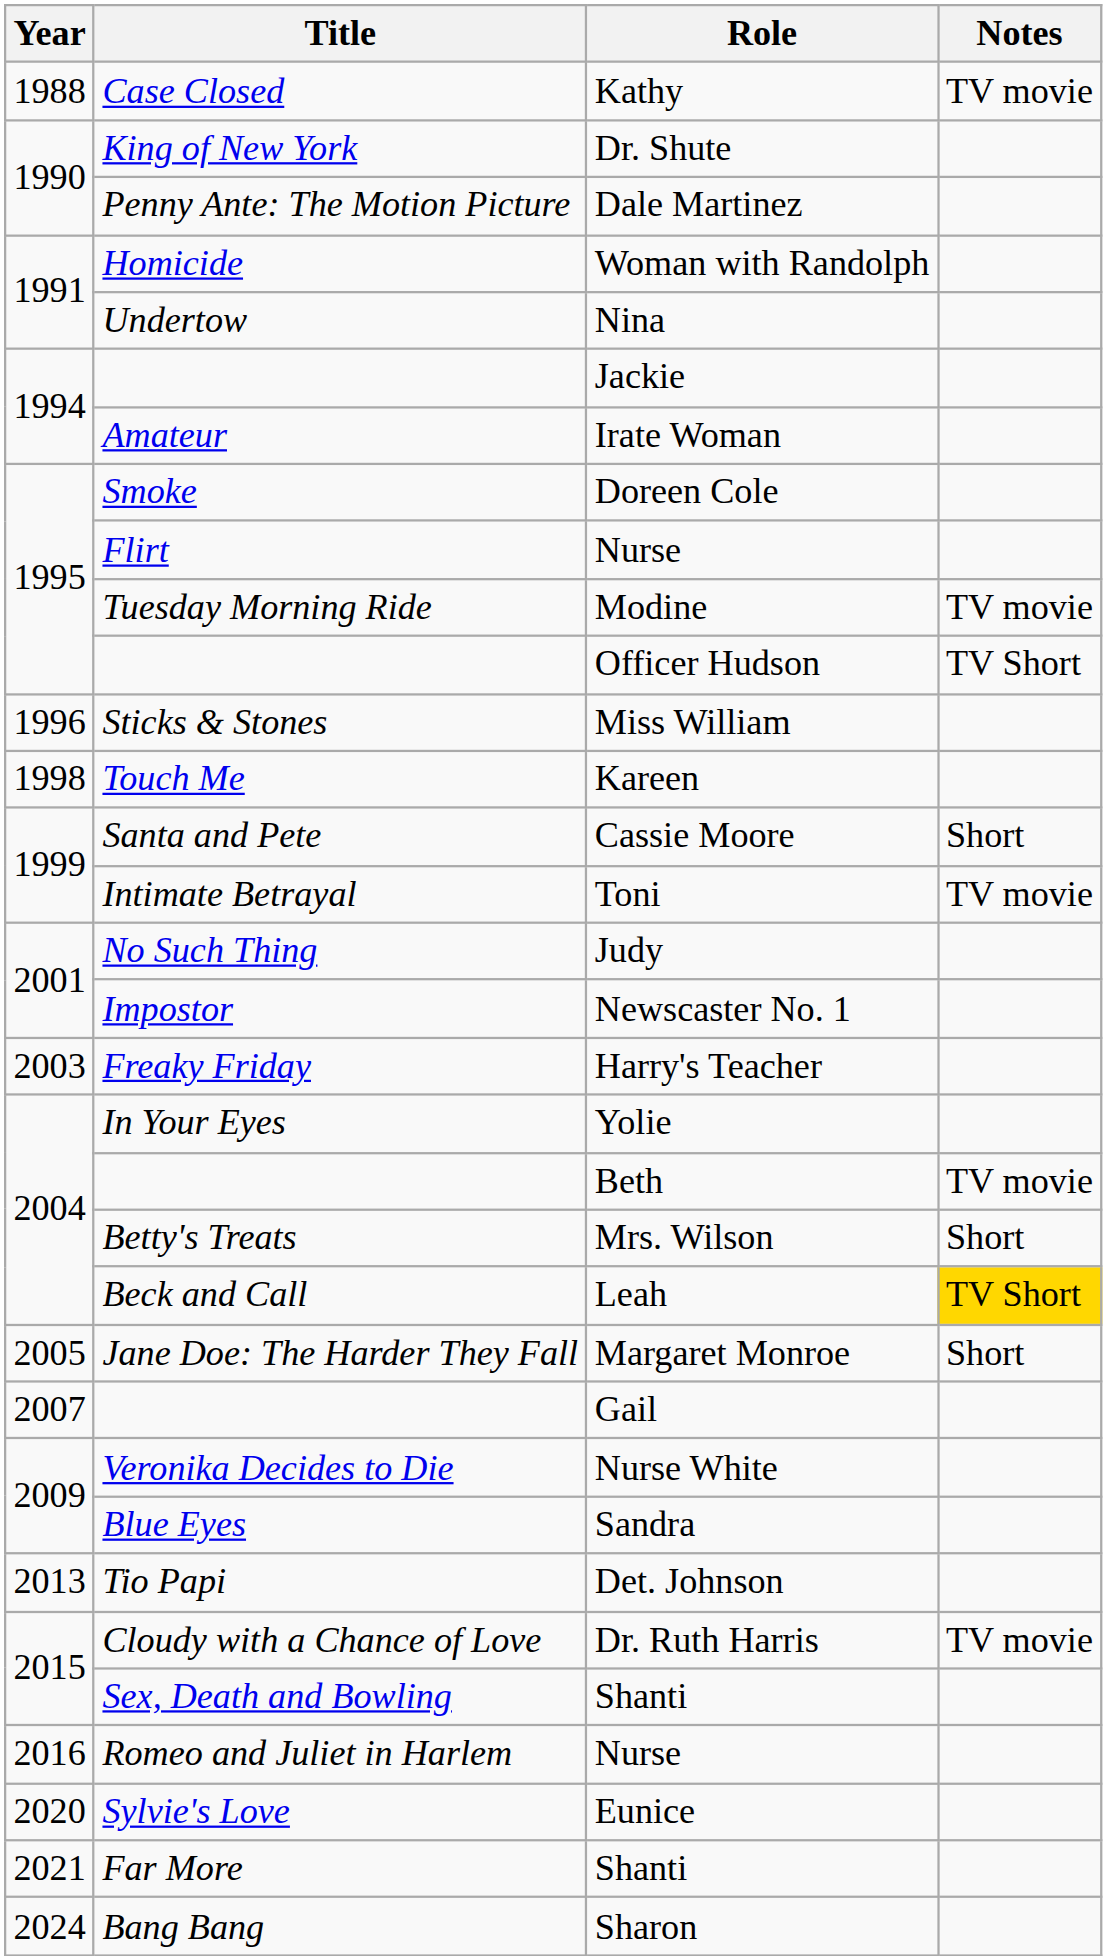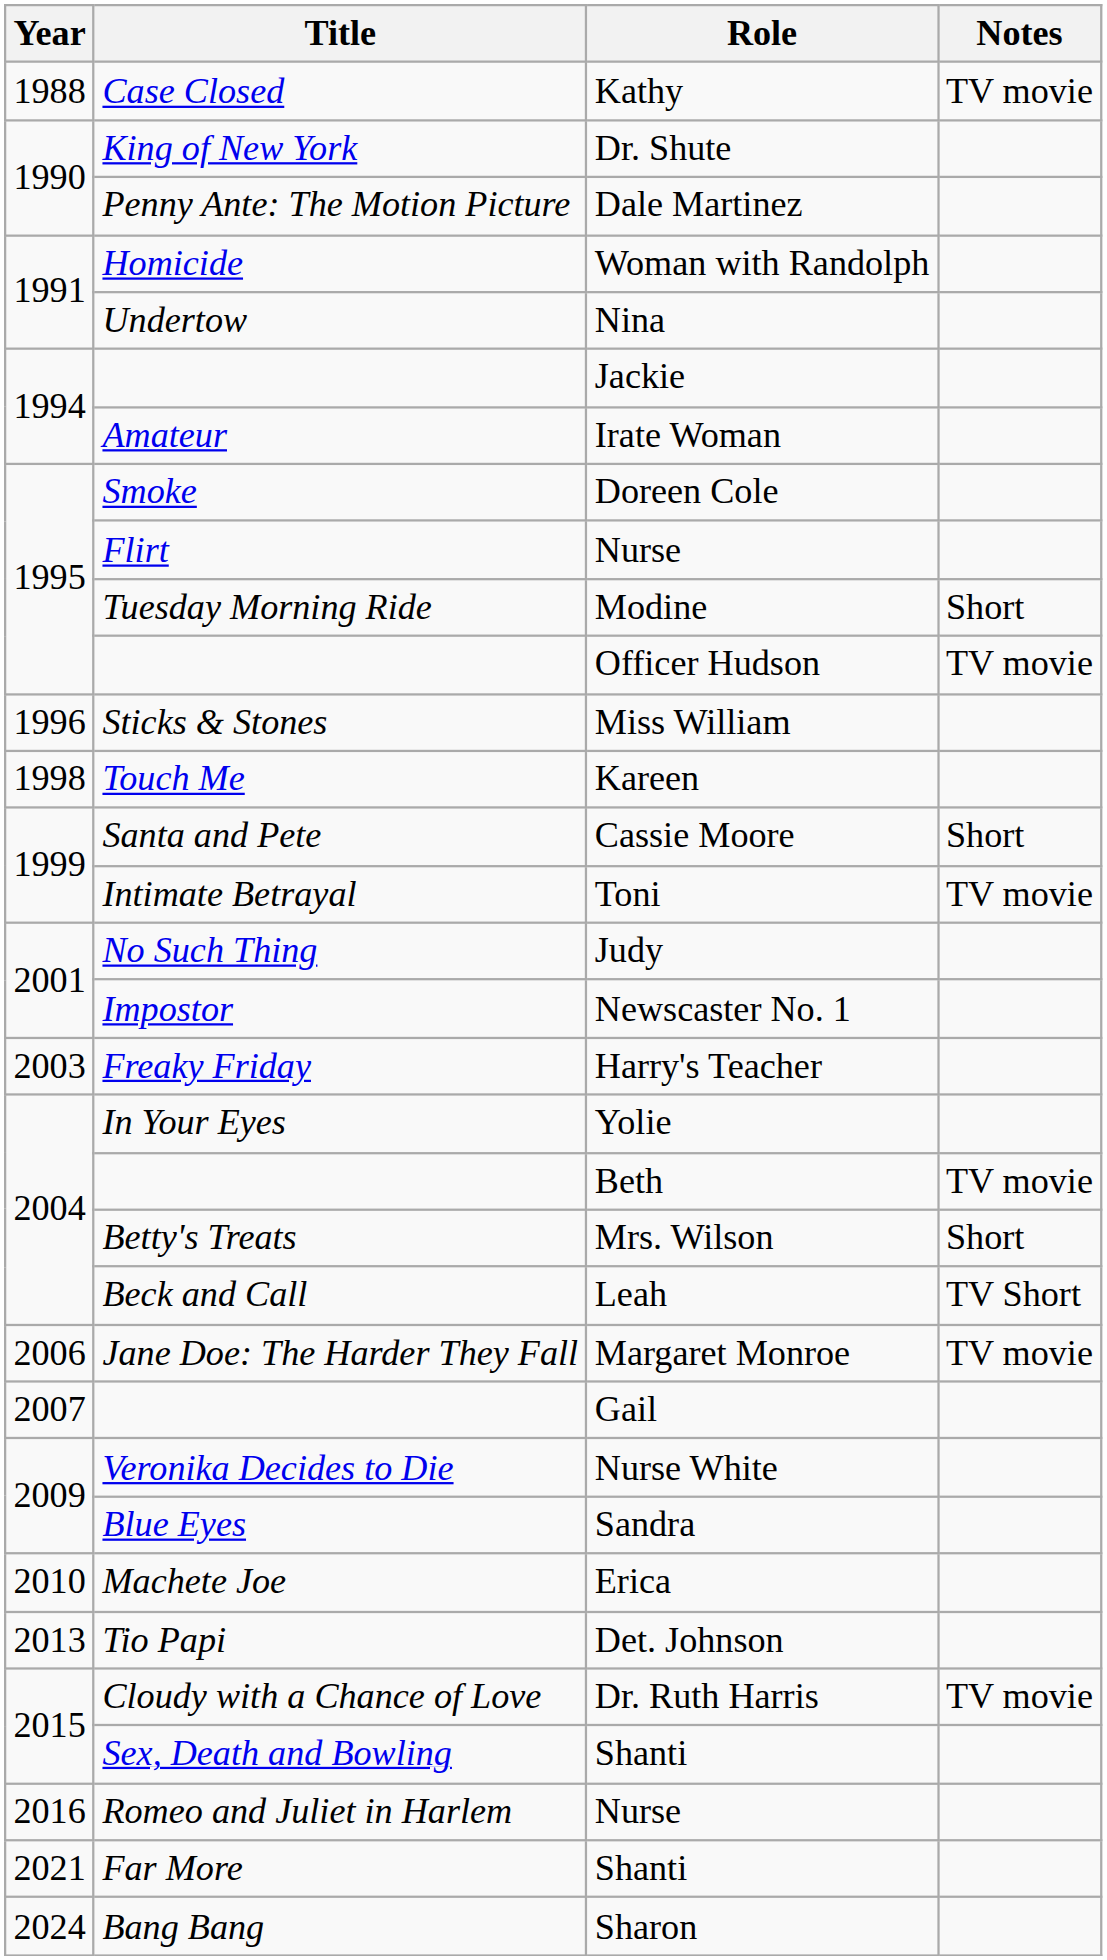(1019, 606) TV movie -> (985, 606) Short
(1013, 663) TV Short -> (1019, 663) TV movie
(1013, 1294) gold background -> (1013, 1294) no background
(50, 1352) 2005 -> (50, 1352) 2006
(985, 1352) Short -> (1019, 1352) TV movie
+ row: (194, 1581)
- row: (196, 1810)
